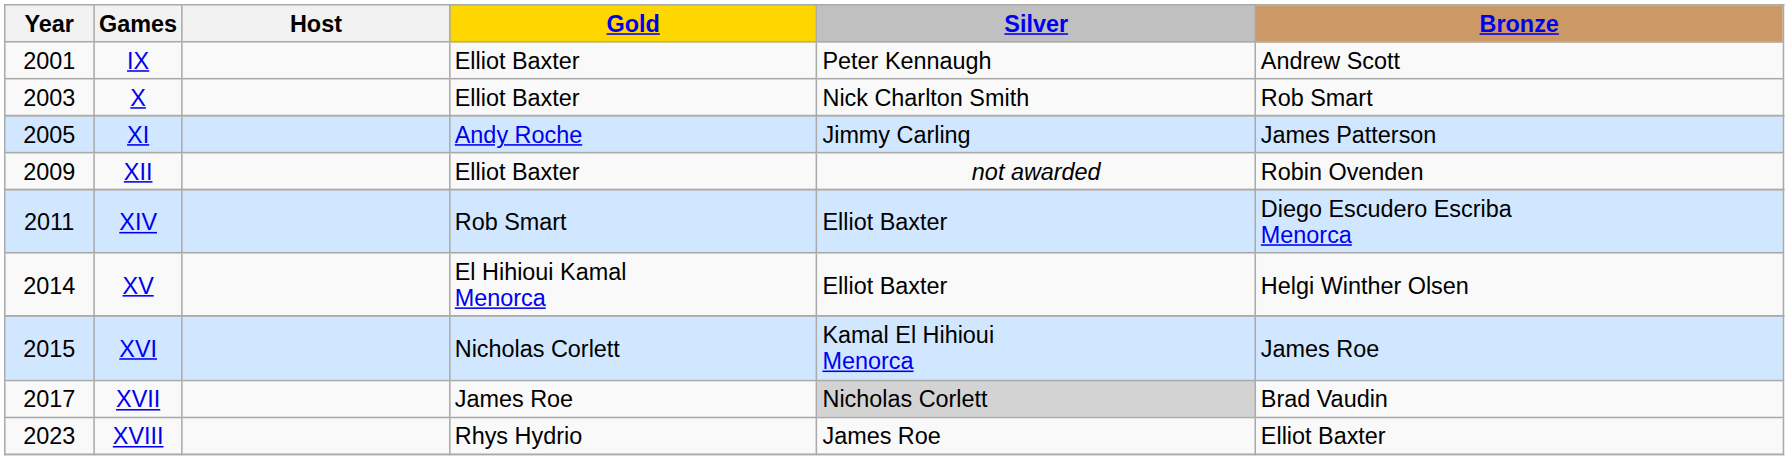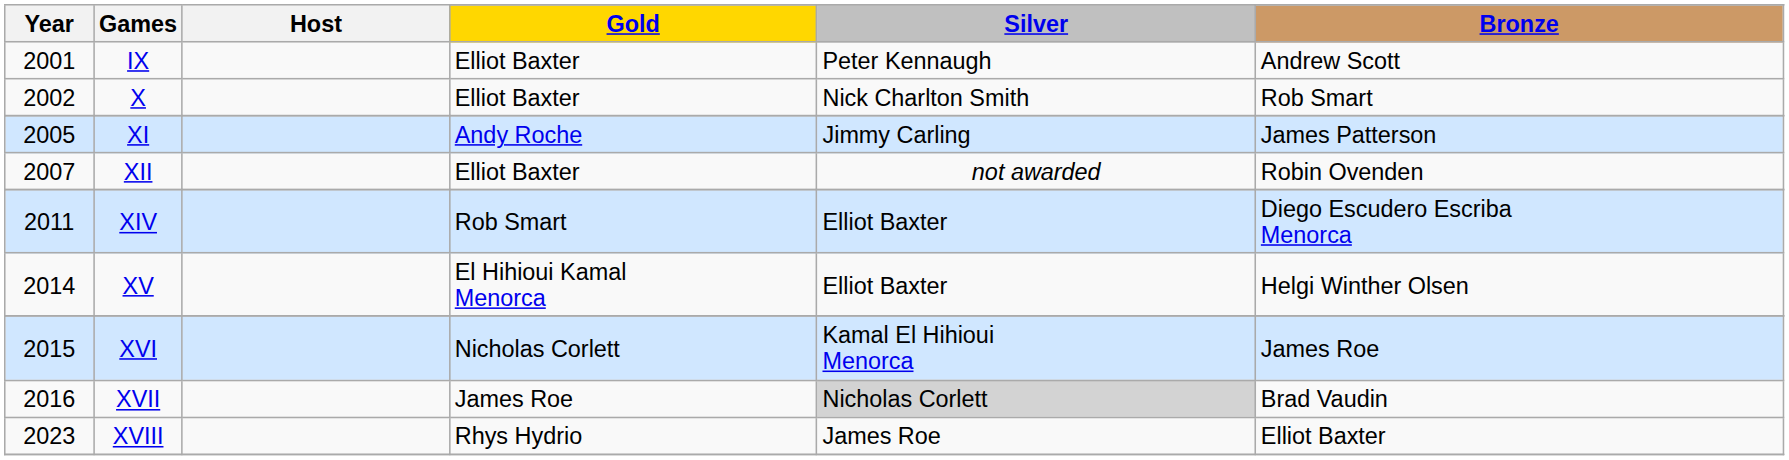(49, 98) 2003 -> (49, 98) 2002
(49, 172) 2009 -> (49, 172) 2007
(49, 398) 2017 -> (49, 398) 2016
